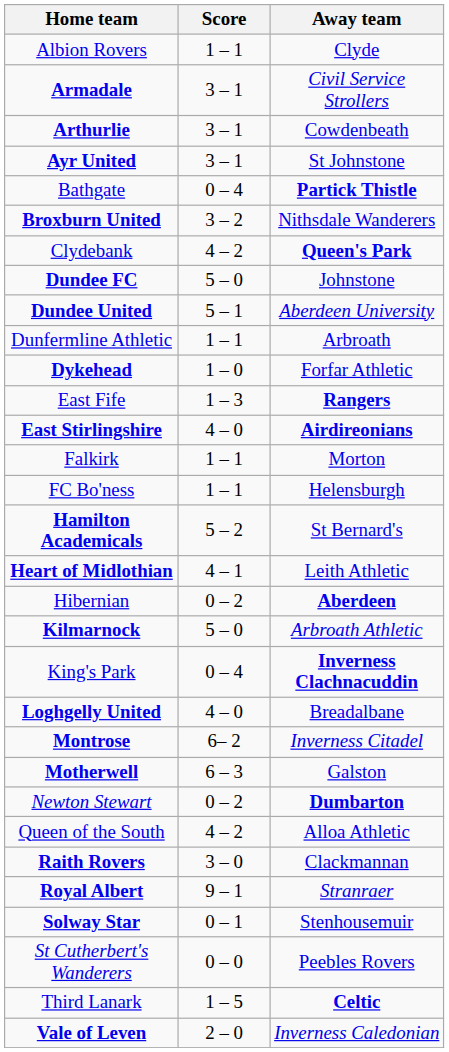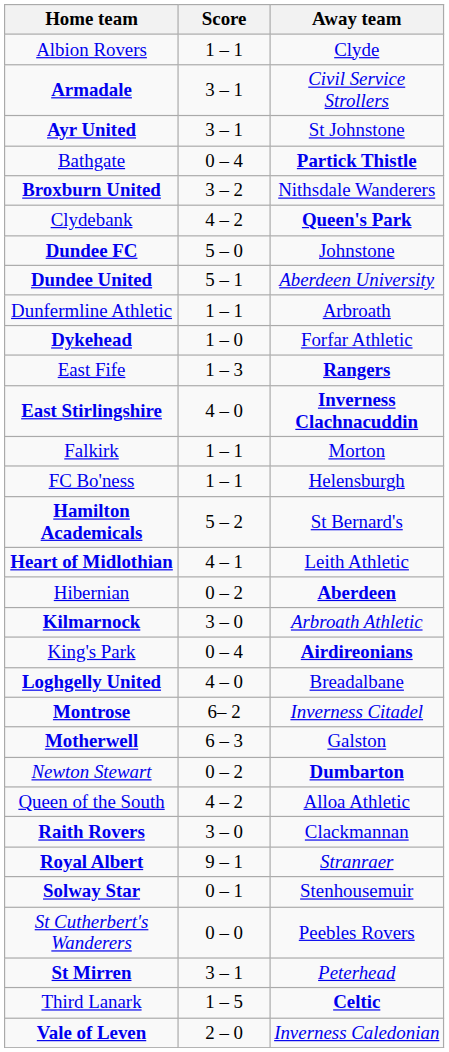- row: (92, 130)
(357, 429) Airdireonians -> (357, 410) Inverness Clachnacuddin
(224, 630) 5 – 0 -> (224, 622) 3 – 0
(357, 671) Inverness Clachnacuddin -> (357, 652) Airdireonians
+ row: (92, 972)
